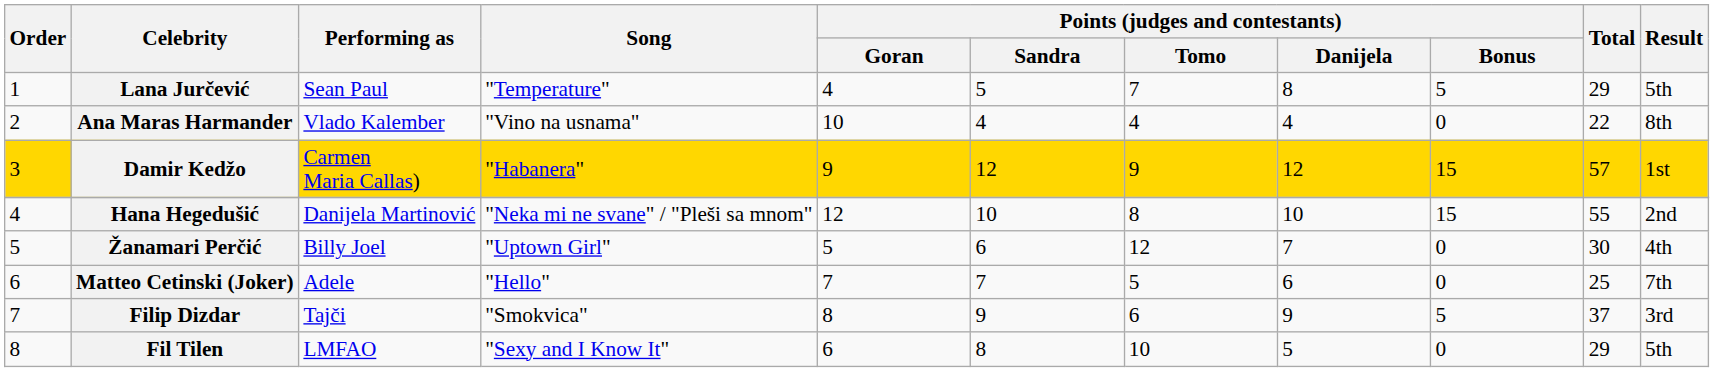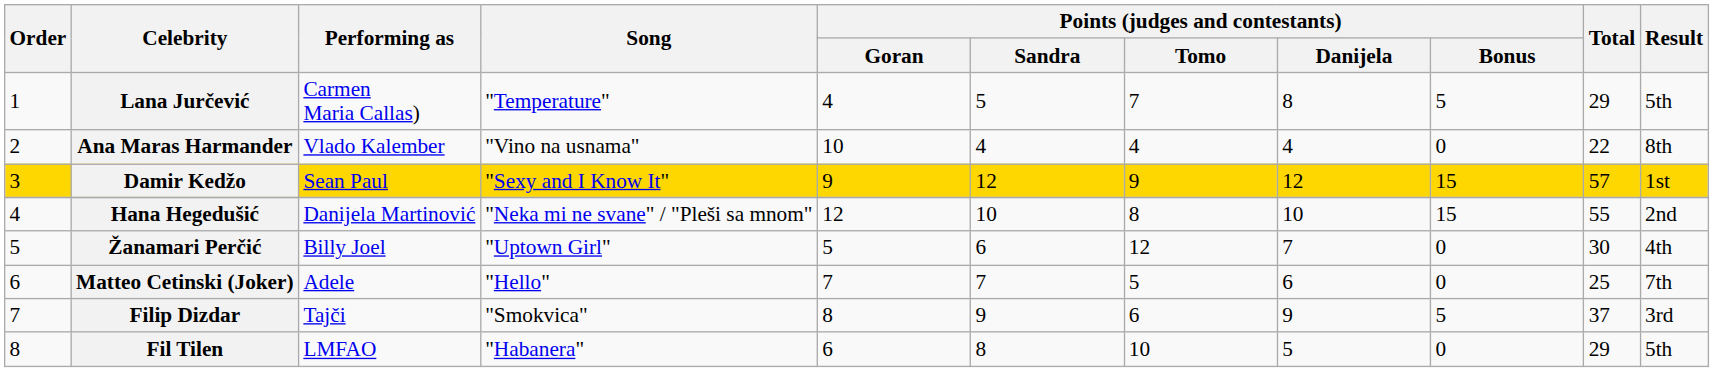(346, 88) Sean Paul -> (362, 100) Carmen Maria Callas)
(362, 168) Carmen Maria Callas) -> (346, 180) Sean Paul
(535, 168) "Habanera" -> (577, 180) "Sexy and I Know It"
(577, 349) "Sexy and I Know It" -> (535, 349) "Habanera"
